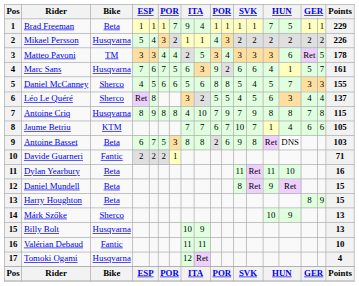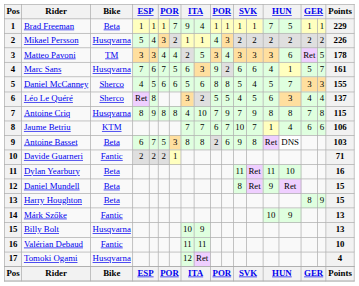(340, 128) 105 -> (340, 128) 106
(112, 215) Sherco -> (112, 215) Fantic
